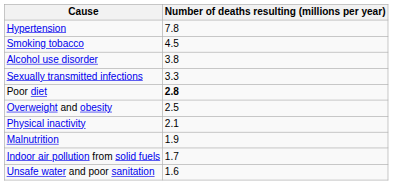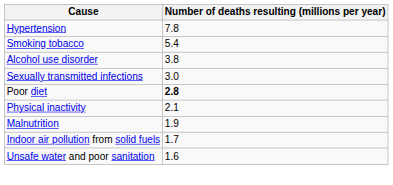(172, 44) 4.5 -> (172, 44) 5.4
(172, 76) 3.3 -> (172, 76) 3.0
- row: (59, 108)
